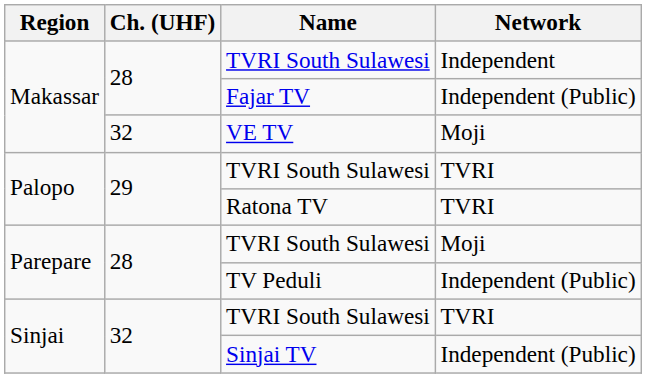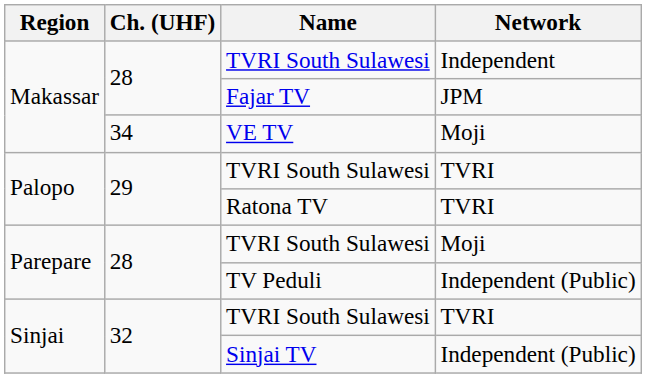(538, 96) Independent (Public) -> (462, 96) JPM
(121, 133) 32 -> (121, 133) 34
